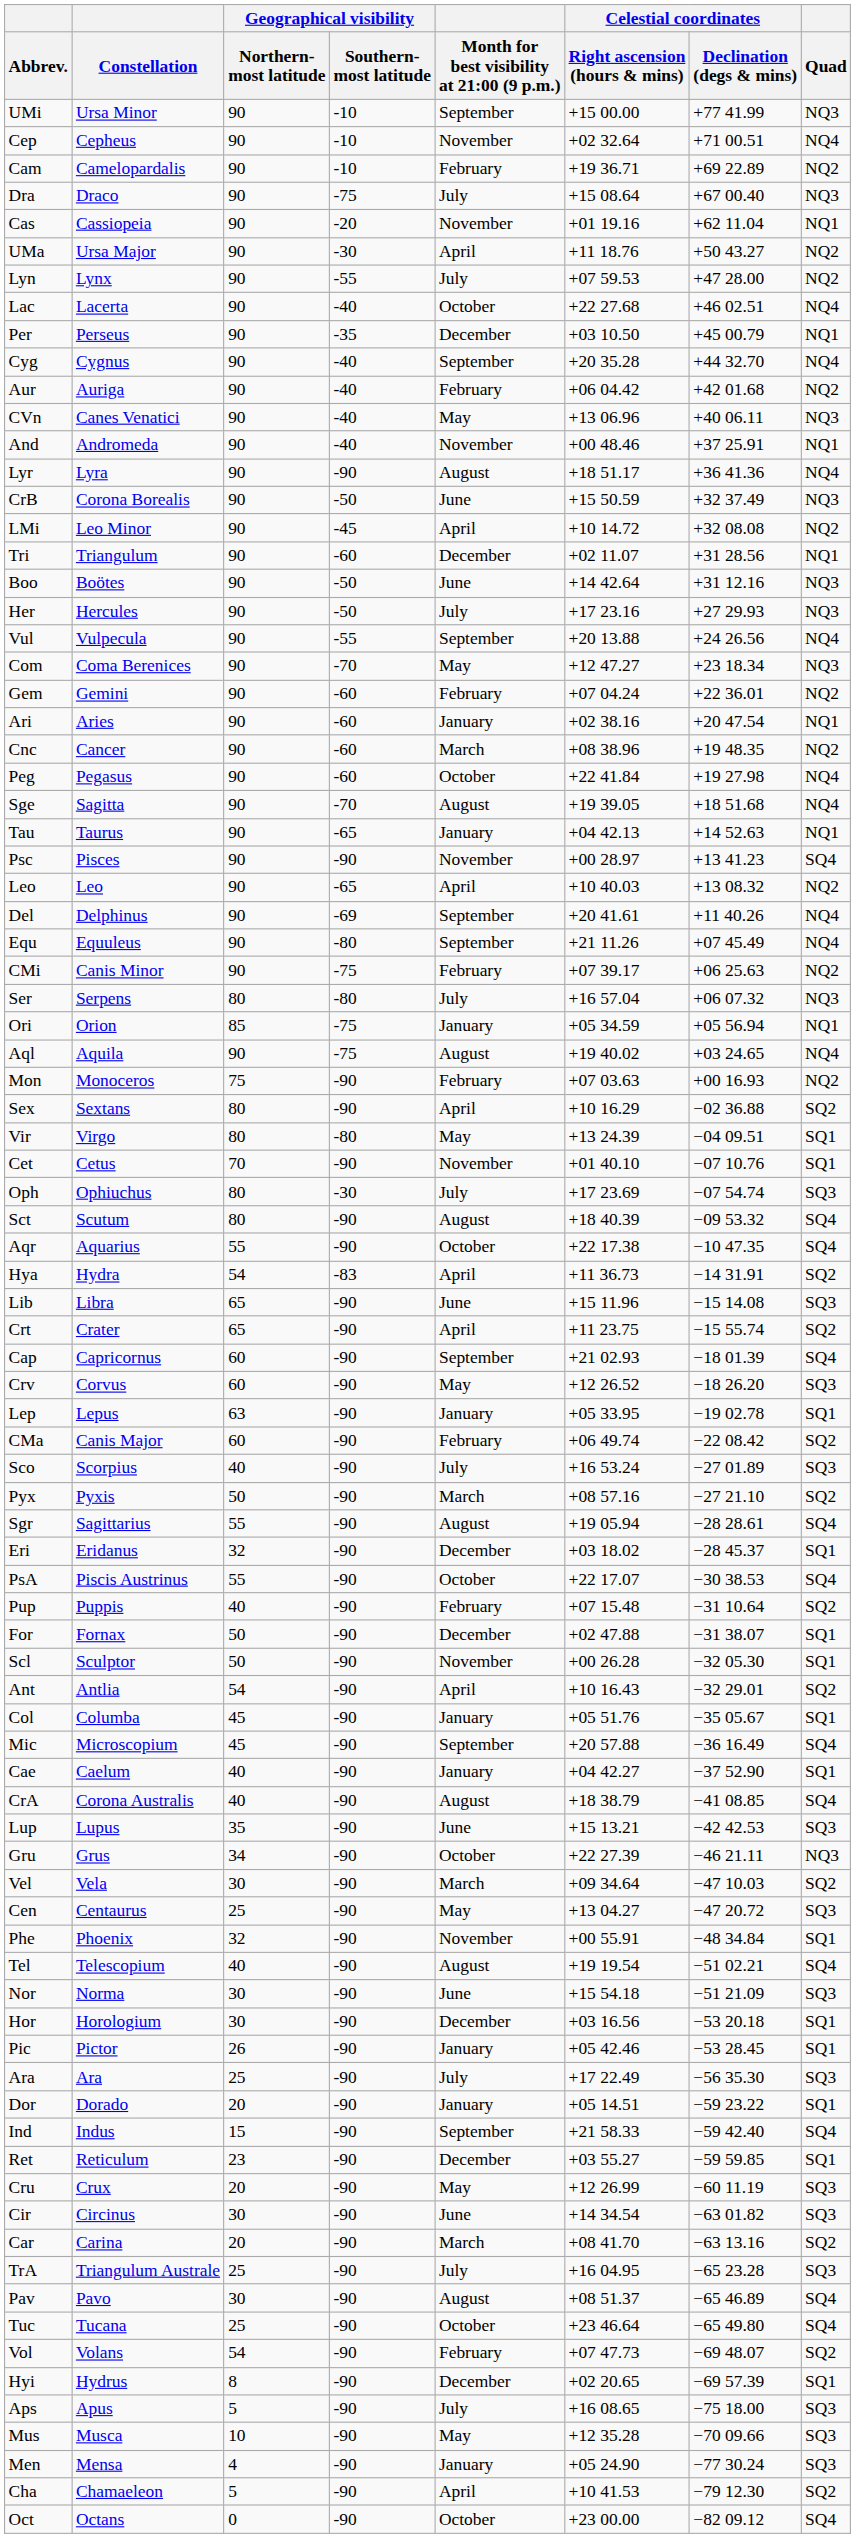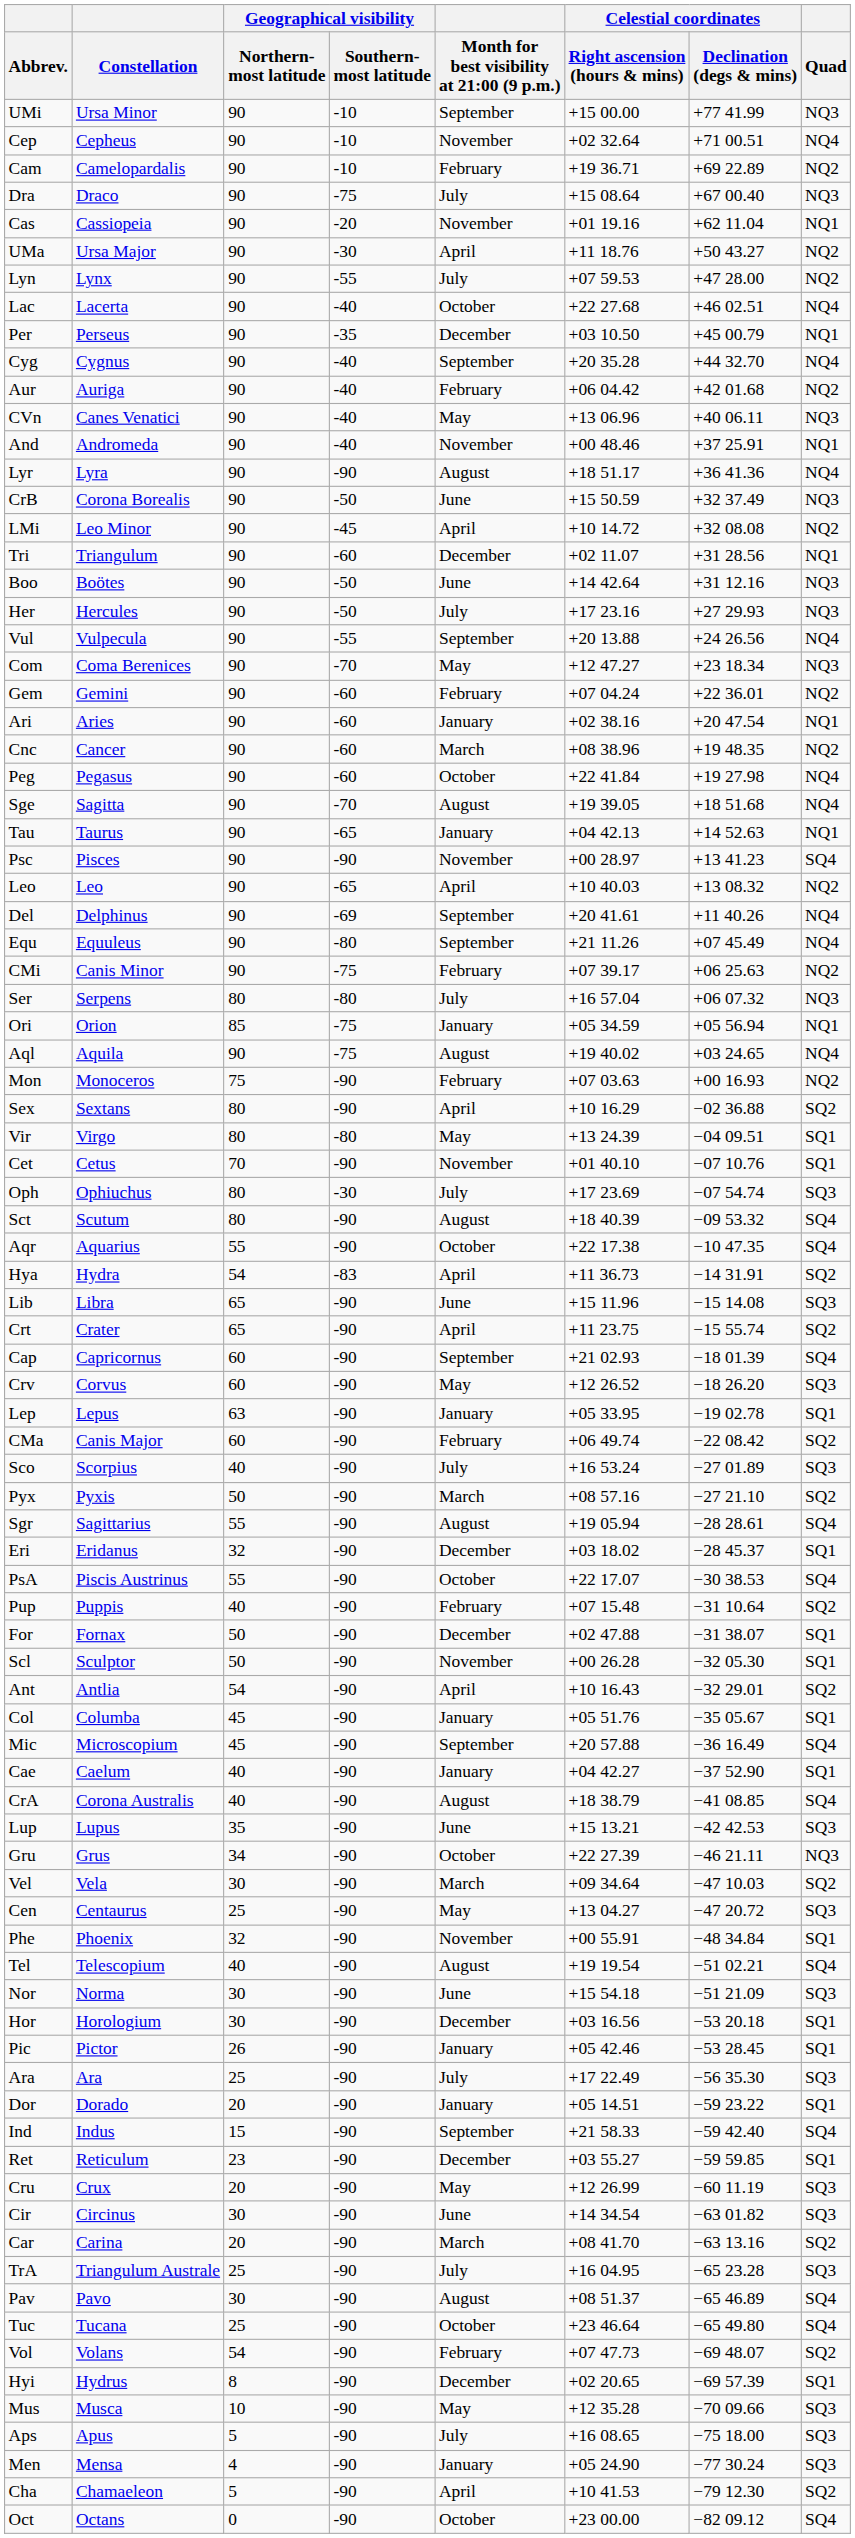rows swapped: (24, 2436) <-> (23, 2408)
